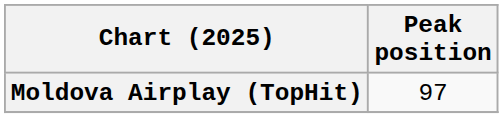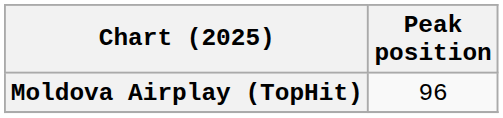(433, 93) 97 -> (433, 93) 96
